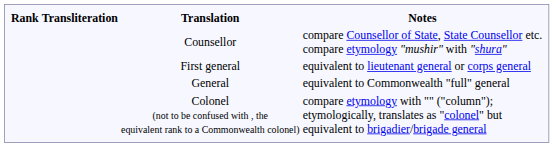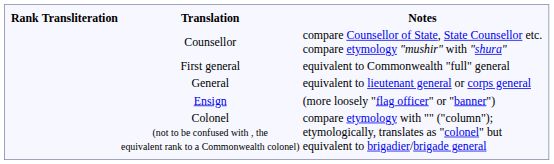(417, 66) equivalent to lieutenant general or corps general -> (406, 66) equivalent to Commonwealth "full" general
(406, 83) equivalent to Commonwealth "full" general -> (417, 83) equivalent to lieutenant general or corps general
+ row: (210, 100)
